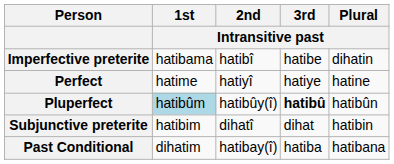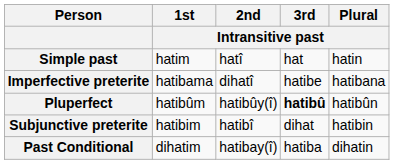+ row: (78, 59)
(236, 59) hatibî -> (236, 81) dihatî
(352, 59) dihatin -> (359, 81) hatibana
- row: (78, 81)
(180, 103) lightblue background -> (180, 103) no background
(236, 125) dihatî -> (236, 125) hatibî
(359, 147) hatibana -> (352, 147) dihatin
